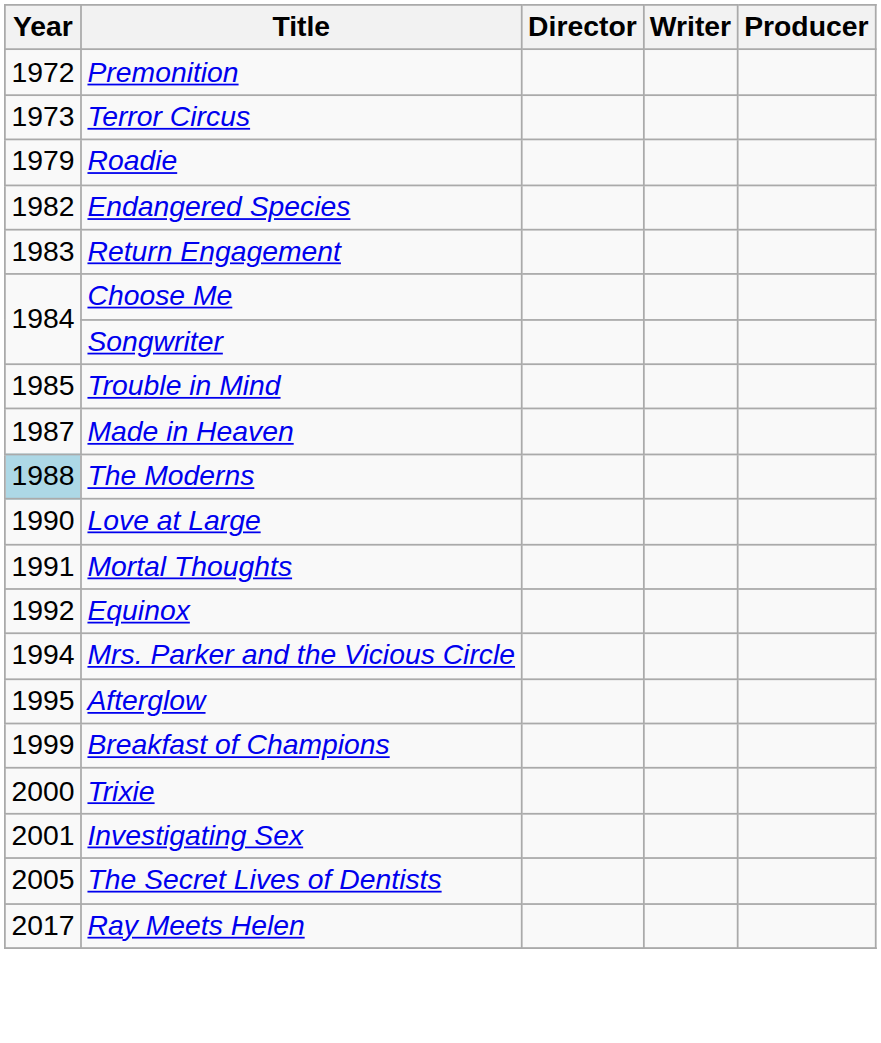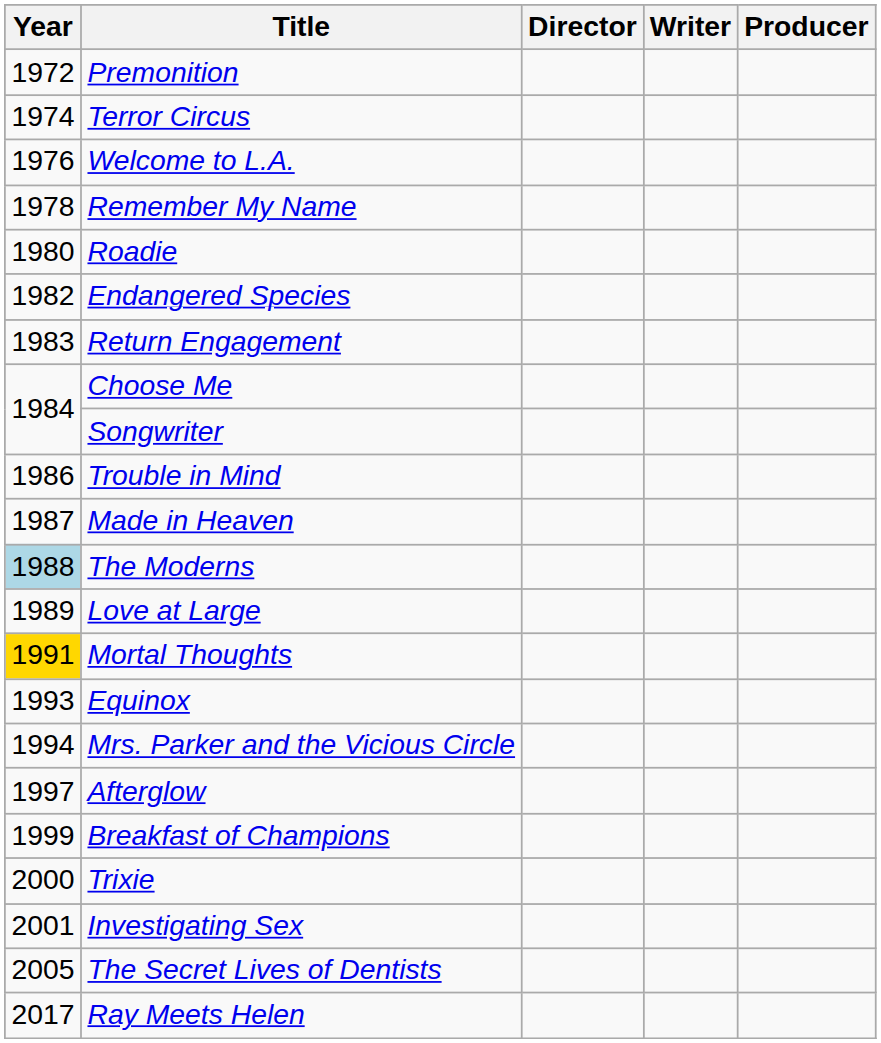(43, 116) 1973 -> (43, 116) 1974
+ row: (191, 161)
+ row: (222, 206)
(43, 161) 1979 -> (43, 251) 1980
(43, 386) 1985 -> (43, 476) 1986
(43, 521) 1990 -> (43, 610) 1989
(43, 565) no background -> (43, 655) gold background
(43, 610) 1992 -> (43, 700) 1993
(43, 700) 1995 -> (43, 790) 1997
